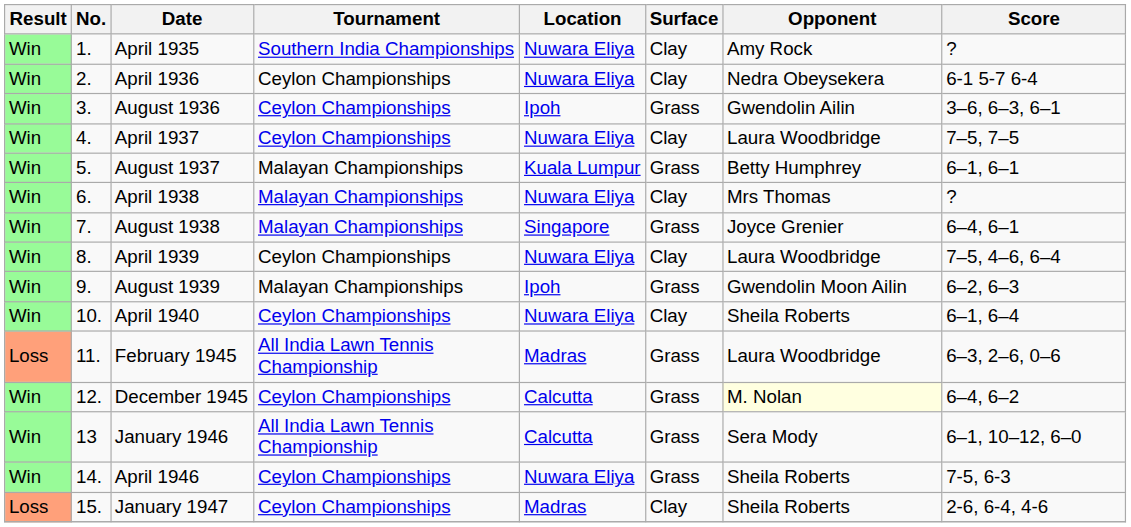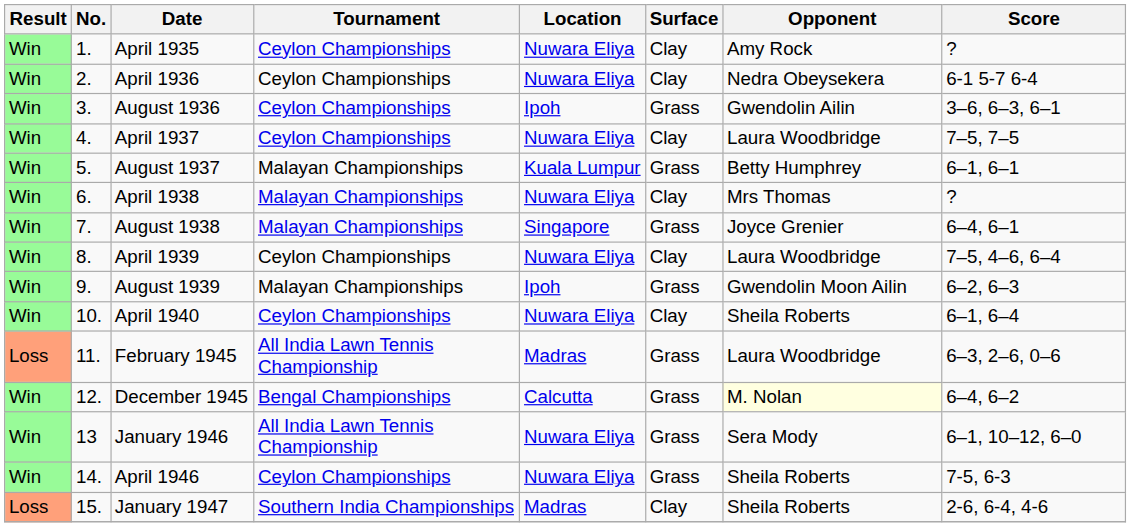(386, 49) Southern India Championships -> (354, 49) Ceylon Championships
(354, 396) Ceylon Championships -> (354, 396) Bengal Championships
(558, 436) Calcutta -> (579, 436) Nuwara Eliya
(354, 506) Ceylon Championships -> (386, 506) Southern India Championships
